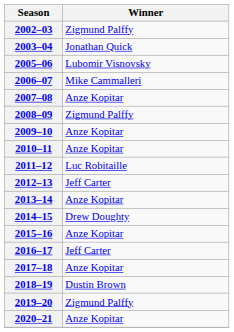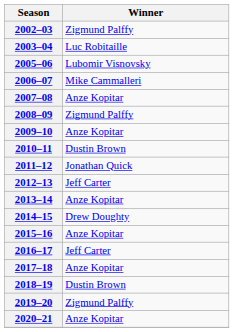(99, 47) Jonathan Quick -> (96, 47) Luc Robitaille
(94, 149) Anze Kopitar -> (96, 149) Dustin Brown
(96, 166) Luc Robitaille -> (99, 166) Jonathan Quick
